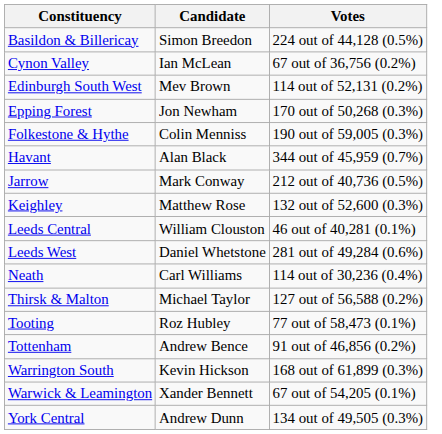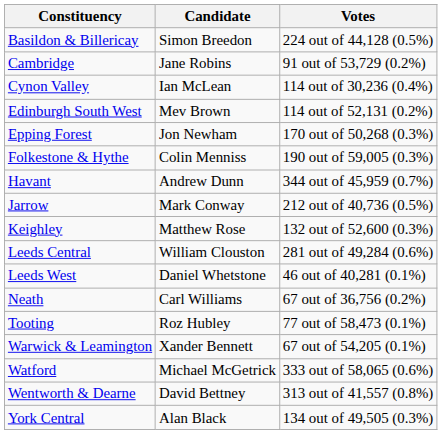+ row: (41, 63)
(344, 63) 67 out of 36,756 (0.2%) -> (358, 87) 114 out of 30,236 (0.4%)
(193, 157) Alan Black -> (201, 181) Andrew Dunn
(344, 228) 46 out of 40,281 (0.1%) -> (358, 252) 281 out of 49,284 (0.6%)
(348, 252) 281 out of 49,284 (0.6%) -> (354, 275) 46 out of 40,281 (0.1%)
(348, 275) 114 out of 30,236 (0.4%) -> (354, 299) 67 out of 36,756 (0.2%)
- row: (58, 299)
- row: (40, 346)
- row: (61, 370)
+ row: (32, 370)
+ row: (72, 393)
(201, 417) Andrew Dunn -> (193, 417) Alan Black
